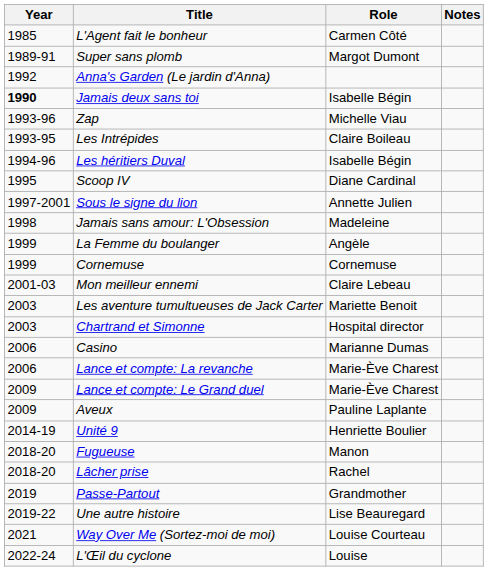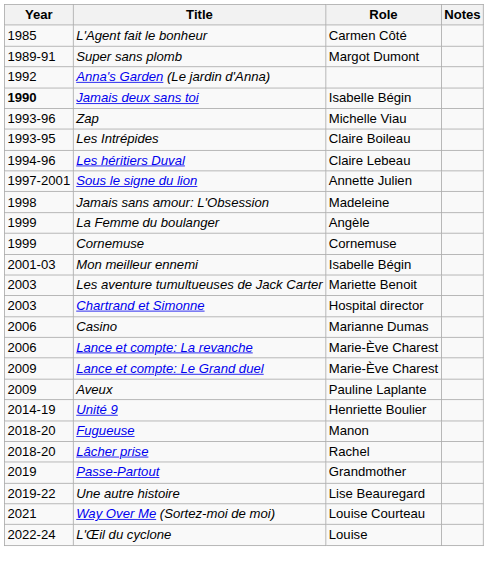(370, 160) Isabelle Bégin -> (370, 160) Claire Lebeau
- row: (103, 181)
(370, 285) Claire Lebeau -> (370, 264) Isabelle Bégin
